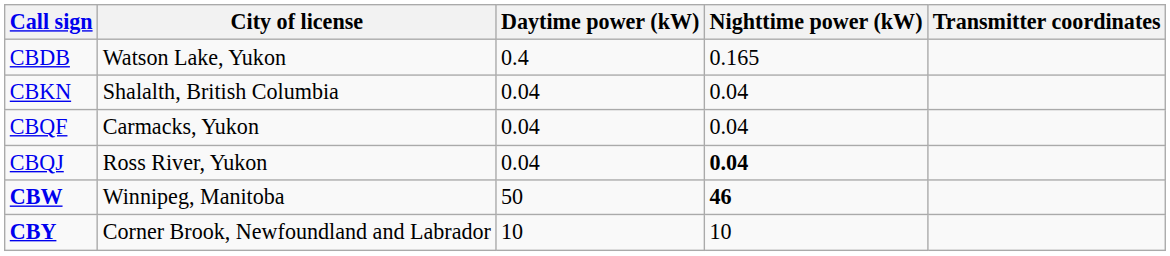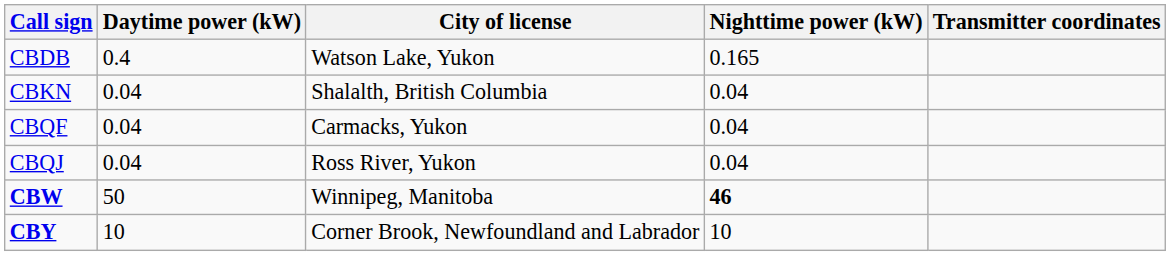columns swapped: (297, 22) <-> (600, 22)
(729, 162) bold -> (729, 162) normal
